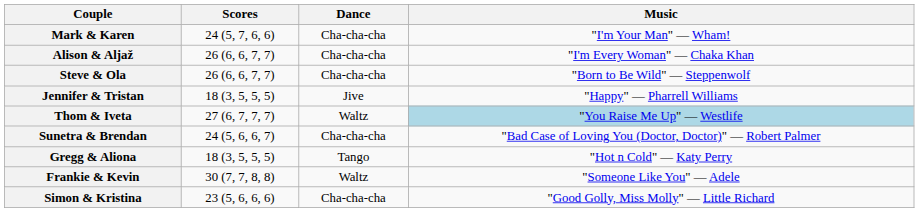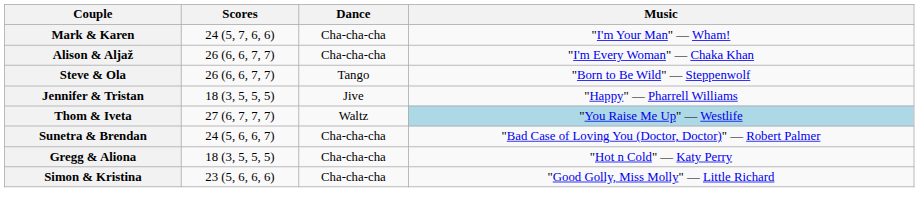(353, 75) Cha-cha-cha -> (353, 75) Tango
(353, 156) Tango -> (353, 156) Cha-cha-cha
- row: (93, 177)
